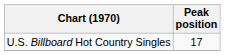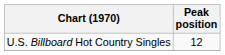(196, 42) 17 -> (196, 42) 12
